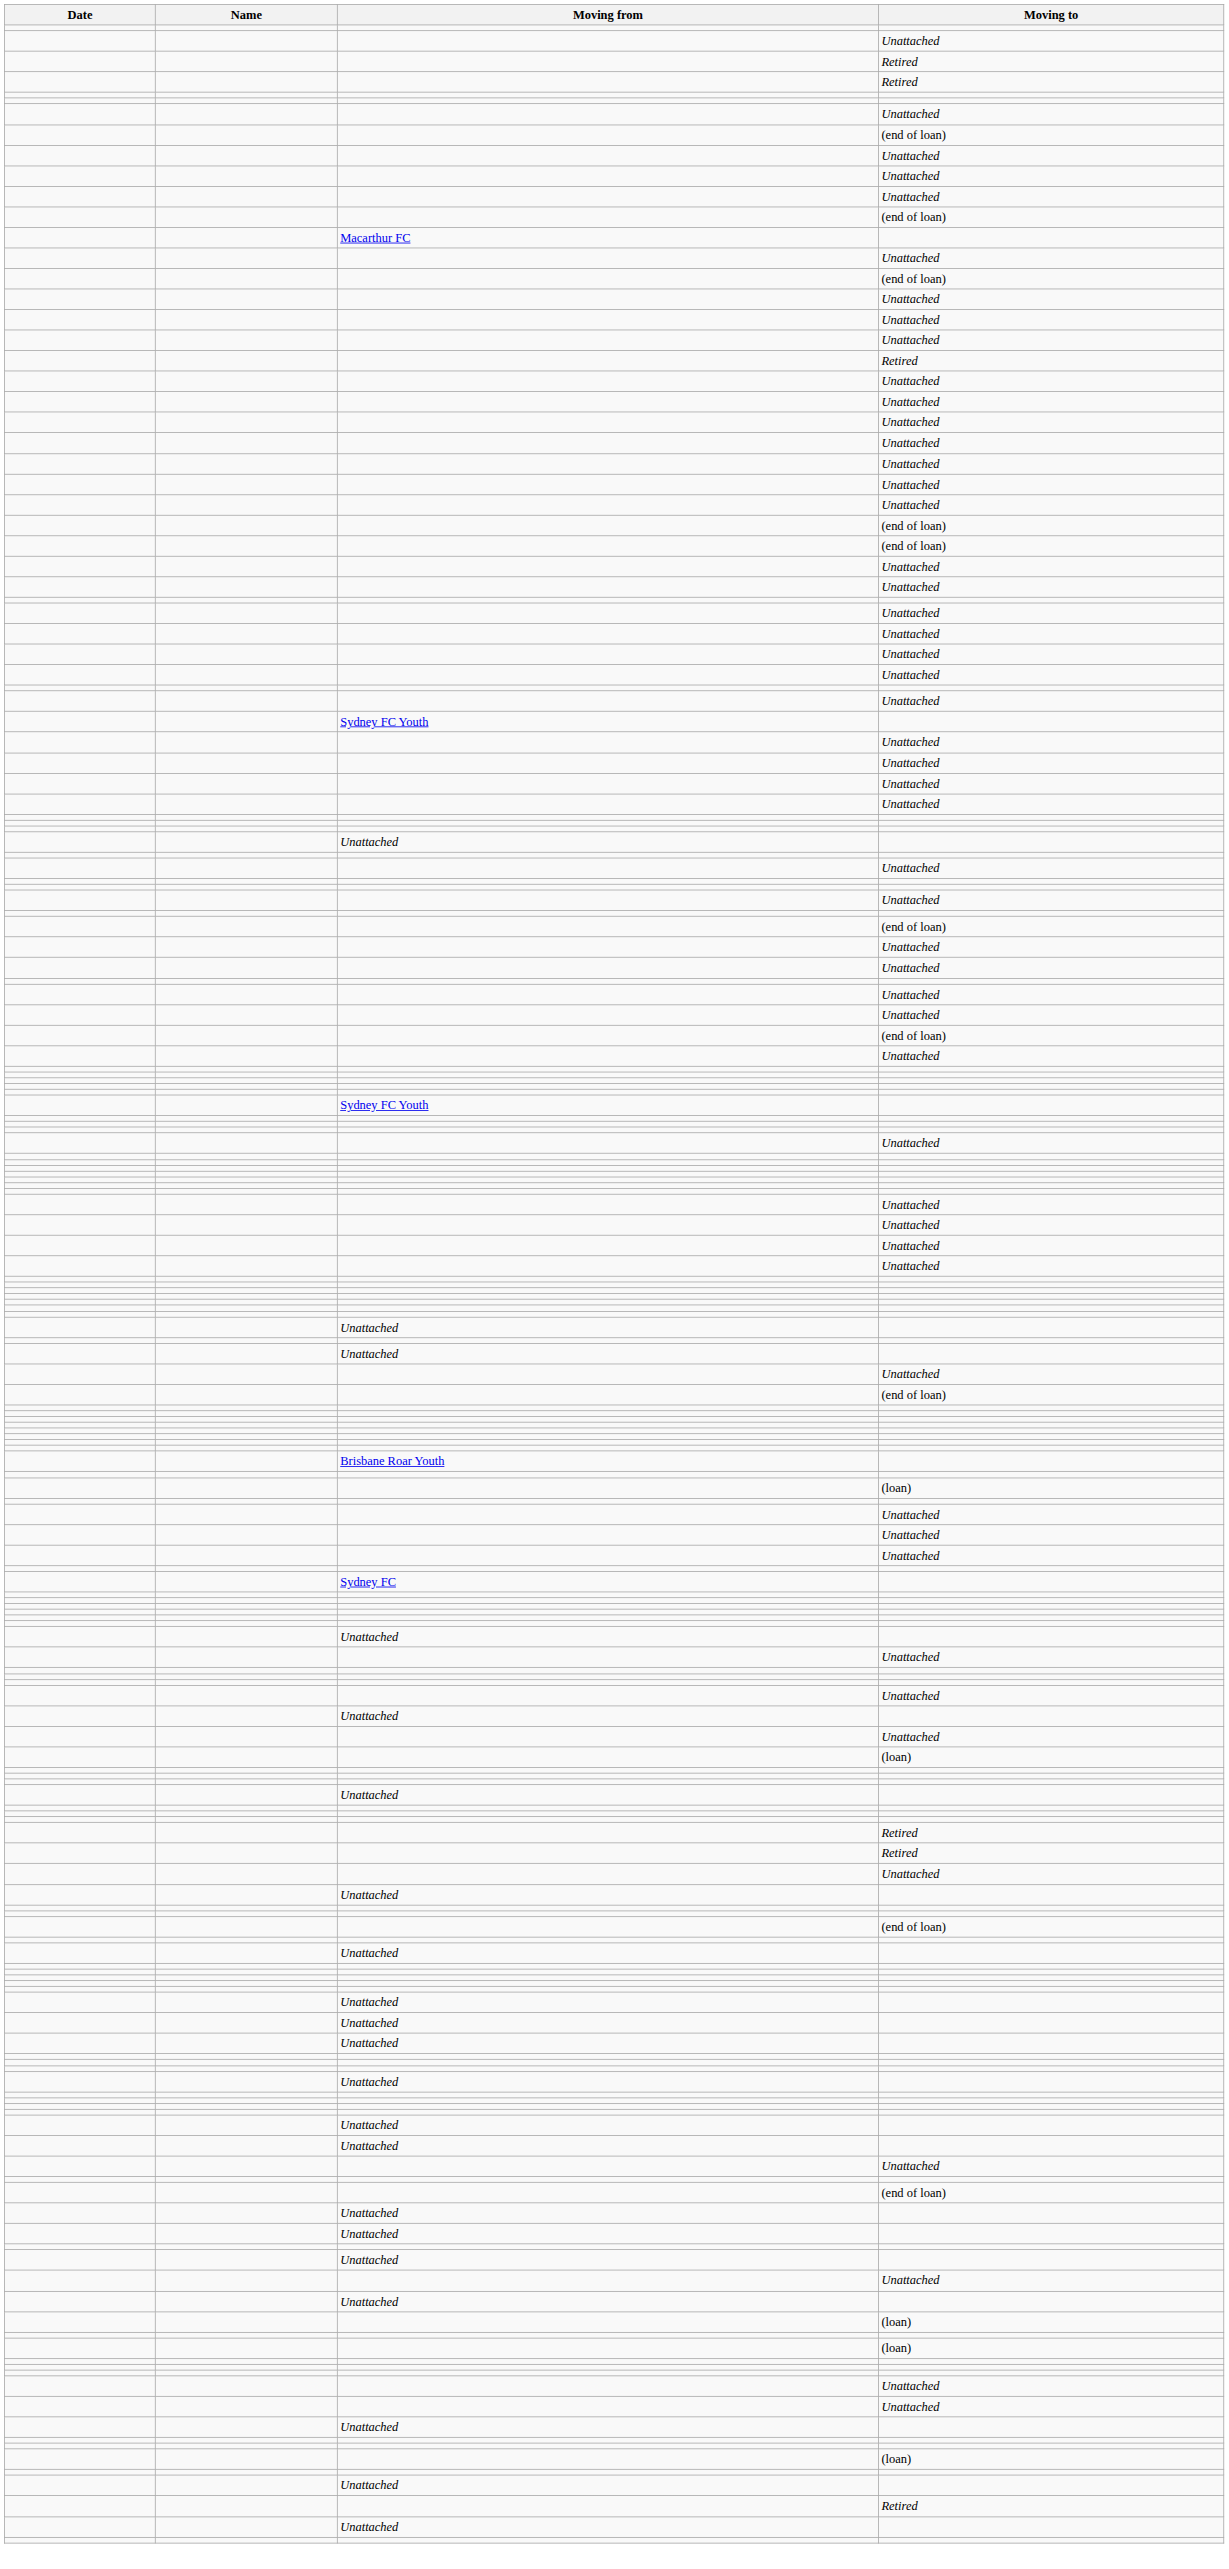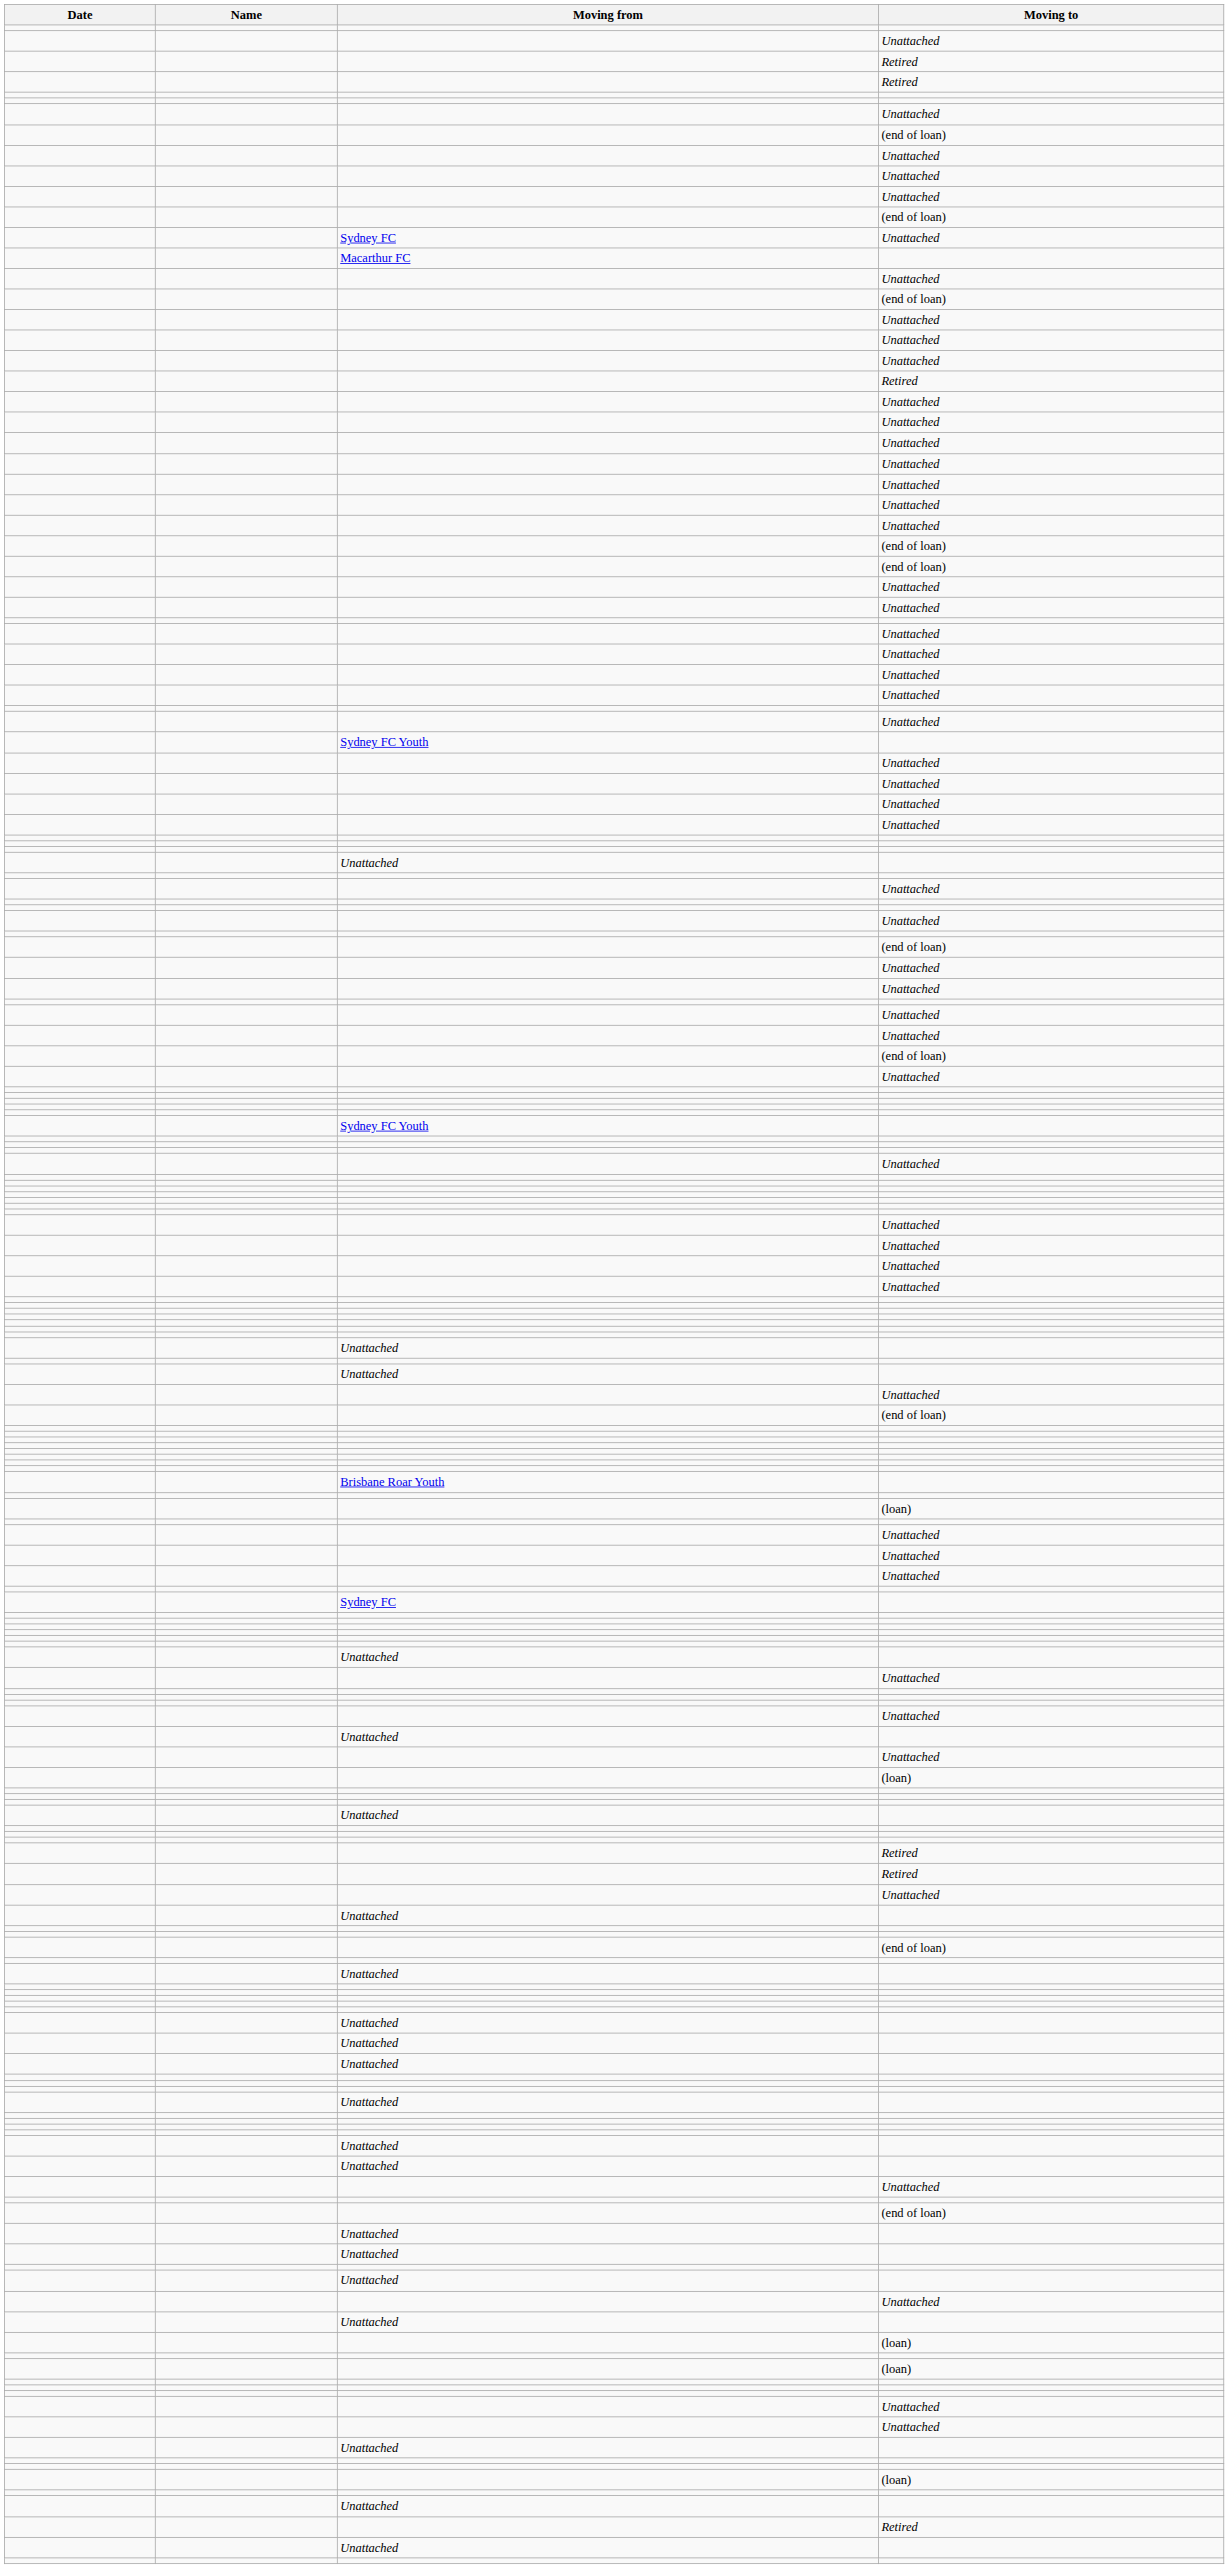+ row: (368, 237)
